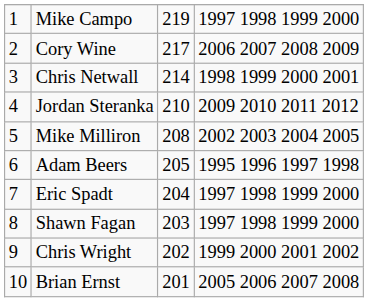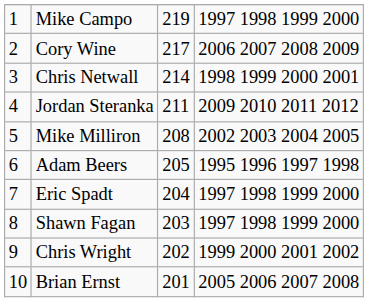(176, 106) 210 -> (176, 106) 211
